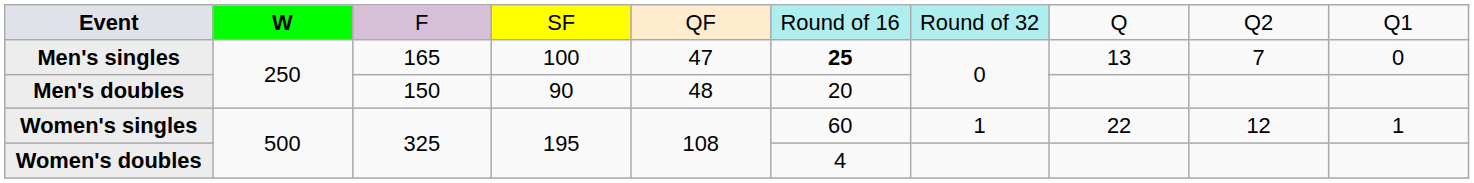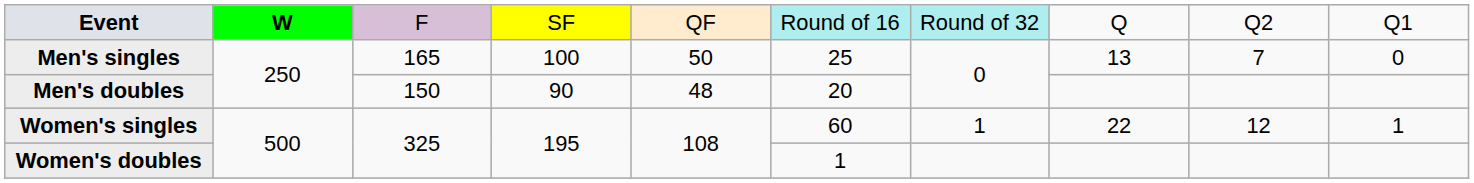(701, 57) 47 -> (701, 57) 50
(840, 57) bold -> (840, 57) normal
(840, 161) 4 -> (840, 161) 1
